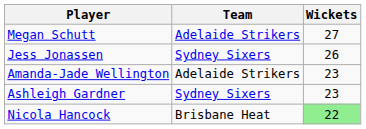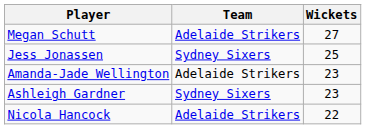(332, 54) 26 -> (332, 54) 25
(223, 114) Brisbane Heat -> (238, 114) Adelaide Strikers
(332, 114) lightgreen background -> (332, 114) no background
